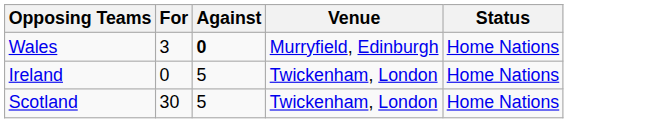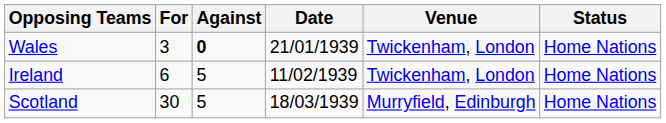+ column: (314, 18)
(354, 46) Murryfield, Edinburgh -> (451, 46) Twickenham, London
(165, 74) 0 -> (165, 74) 6
(354, 103) Twickenham, London -> (451, 103) Murryfield, Edinburgh
